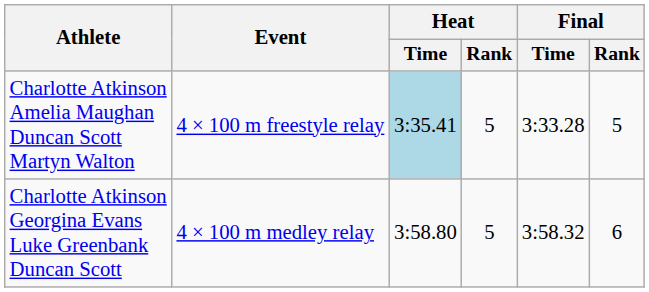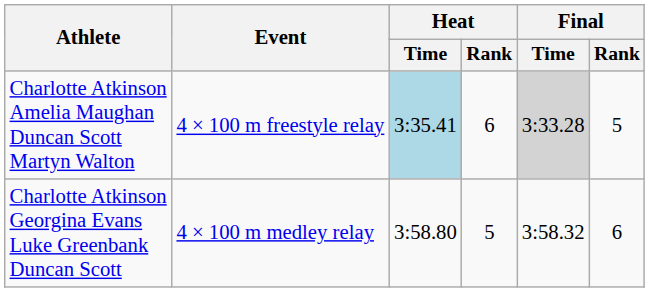(489, 125) 5 -> (489, 125) 6
(553, 125) no background -> (553, 125) lightgrey background
